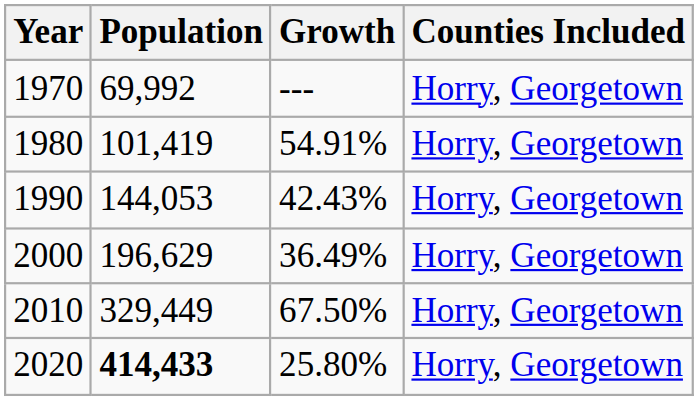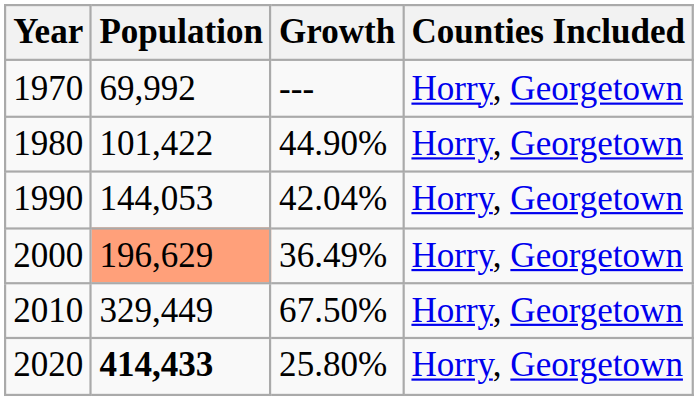(156, 143) 101,419 -> (156, 143) 101,422
(333, 143) 54.91% -> (333, 143) 44.90%
(333, 198) 42.43% -> (333, 198) 42.04%
(156, 254) no background -> (156, 254) lightsalmon background
